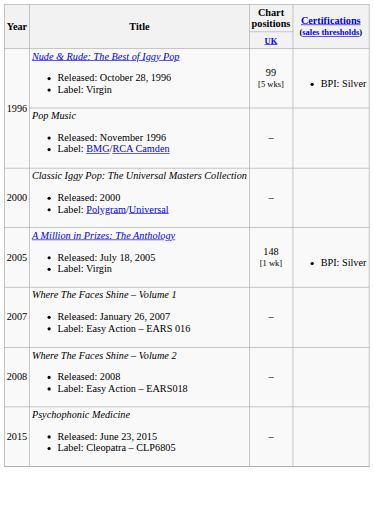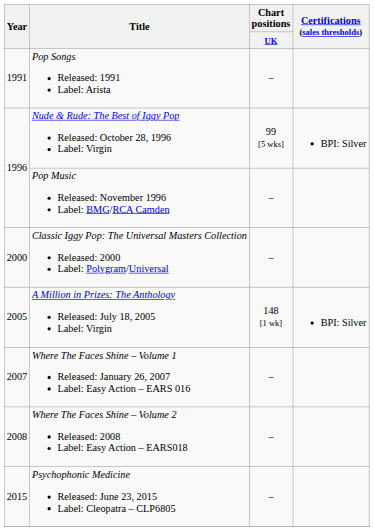+ row: (139, 73)
